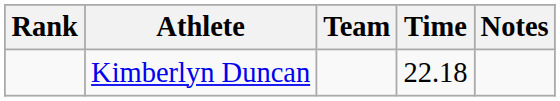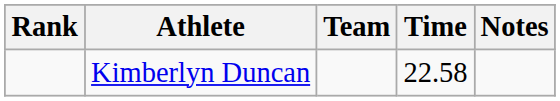(435, 72) 22.18 -> (435, 72) 22.58
